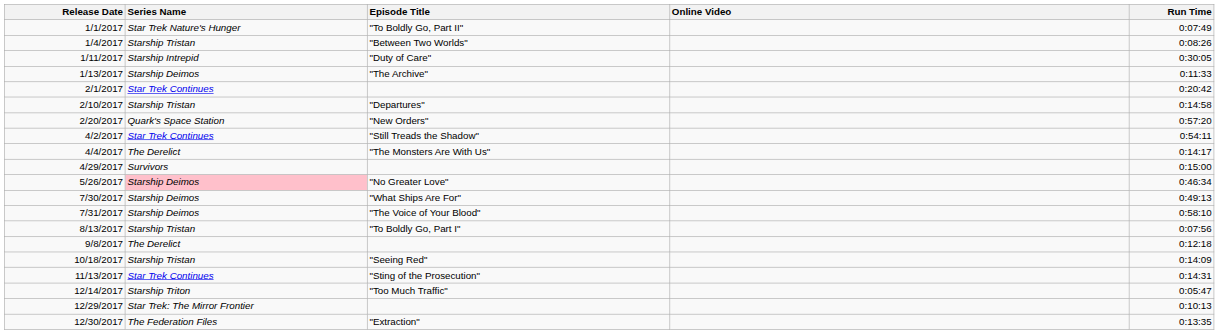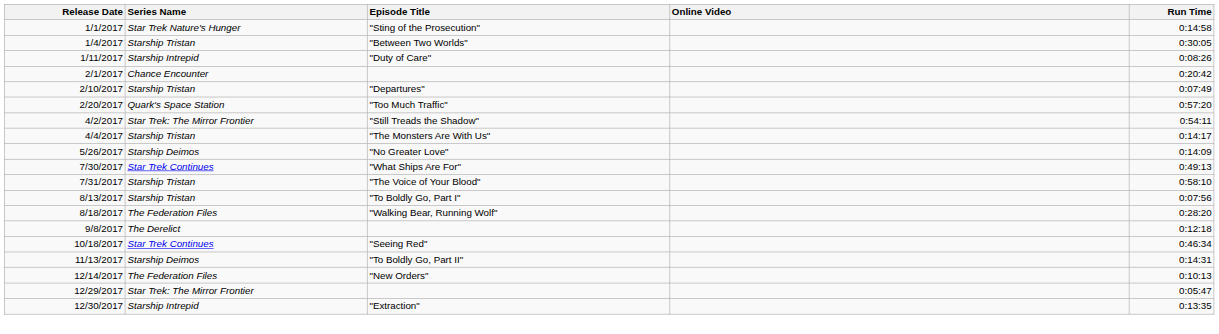(416, 27) "To Boldly Go, Part II" -> (425, 27) "Sting of the Prosecution"
(1195, 27) 0:07:49 -> (1195, 27) 0:14:58
(1195, 43) 0:08:26 -> (1195, 43) 0:30:05
(1195, 58) 0:30:05 -> (1195, 58) 0:08:26
- row: (101, 74)
(171, 89) Star Trek Continues -> (168, 74) Chance Encounter
(1195, 105) 0:14:58 -> (1195, 89) 0:07:49
(399, 120) "New Orders" -> (409, 105) "Too Much Traffic"
(171, 136) Star Trek Continues -> (191, 120) Star Trek: The Mirror Frontier
(154, 151) The Derelict -> (161, 136) Starship Tristan
- row: (101, 167)
(163, 182) pink background -> (163, 151) no background
(1195, 182) 0:46:34 -> (1195, 151) 0:14:09
(163, 197) Starship Deimos -> (171, 167) Star Trek Continues
(163, 213) Starship Deimos -> (161, 182) Starship Tristan
+ row: (101, 213)
(161, 259) Starship Tristan -> (171, 244) Star Trek Continues
(1195, 259) 0:14:09 -> (1195, 244) 0:46:34
(171, 275) Star Trek Continues -> (163, 259) Starship Deimos
(425, 275) "Sting of the Prosecution" -> (416, 259) "To Boldly Go, Part II"
(159, 290) Starship Triton -> (172, 275) The Federation Files
(409, 290) "Too Much Traffic" -> (399, 275) "New Orders"
(1195, 290) 0:05:47 -> (1195, 275) 0:10:13
(1195, 306) 0:10:13 -> (1195, 290) 0:05:47
(172, 321) The Federation Files -> (163, 306) Starship Intrepid
